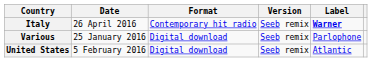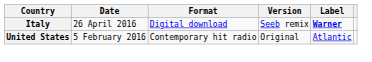(203, 24) Contemporary hit radio -> (189, 24) Digital download
- row: (38, 37)
(189, 50) Digital download -> (203, 37) Contemporary hit radio
(285, 50) Seeb remix -> (280, 37) Original
